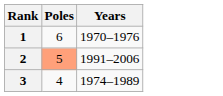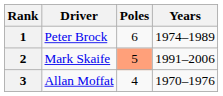+ column: (79, 15)
(110, 37) 1970–1976 -> (185, 37) 1974–1989
(110, 81) 1974–1989 -> (185, 81) 1970–1976
